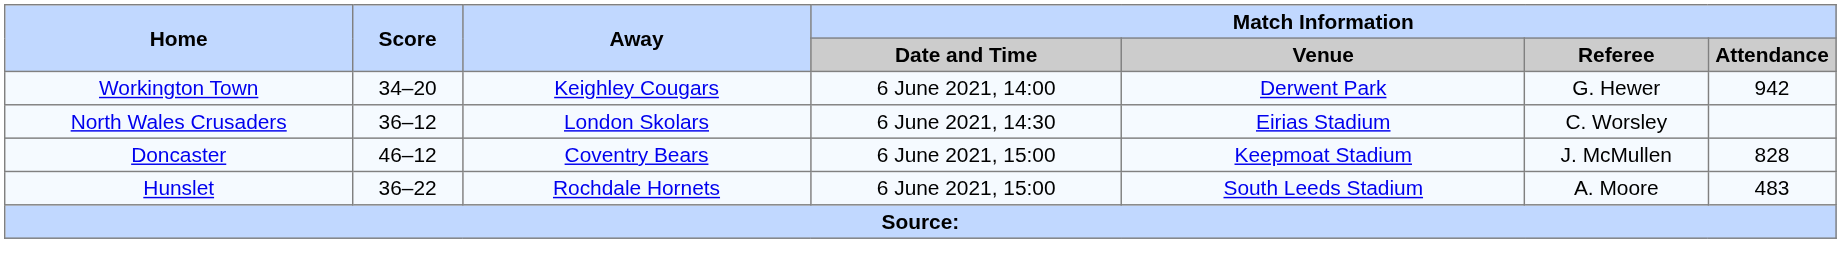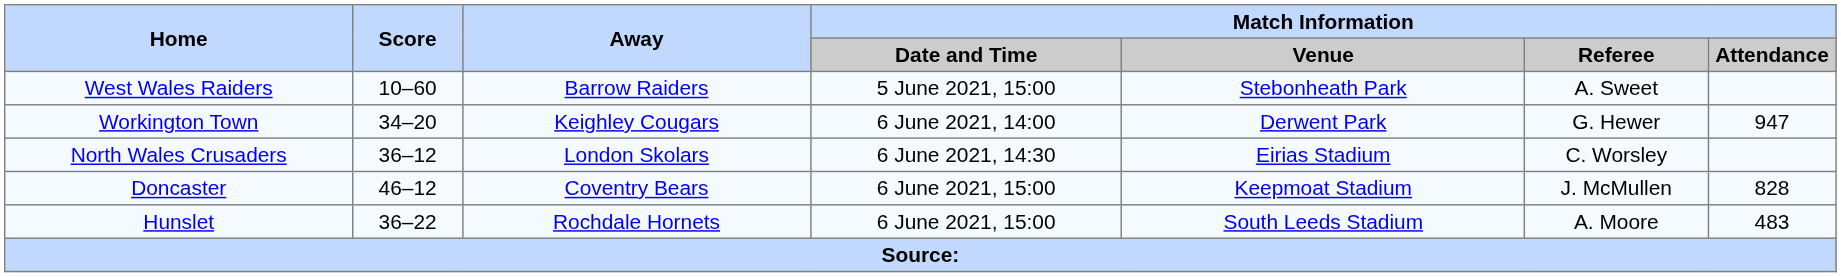+ row: (179, 88)
(1772, 88) 942 -> (1772, 121) 947
